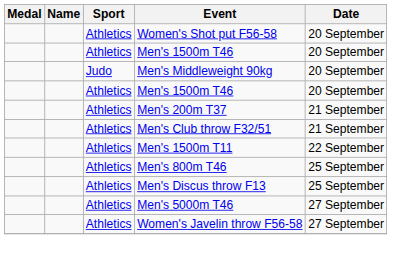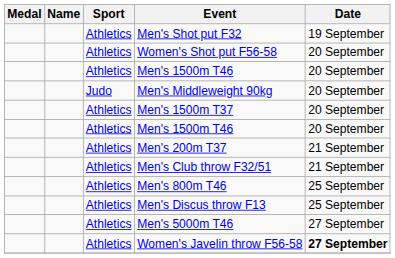+ row: (109, 33)
+ row: (109, 110)
- row: (109, 148)
(346, 225) normal -> (348, 244) bold
